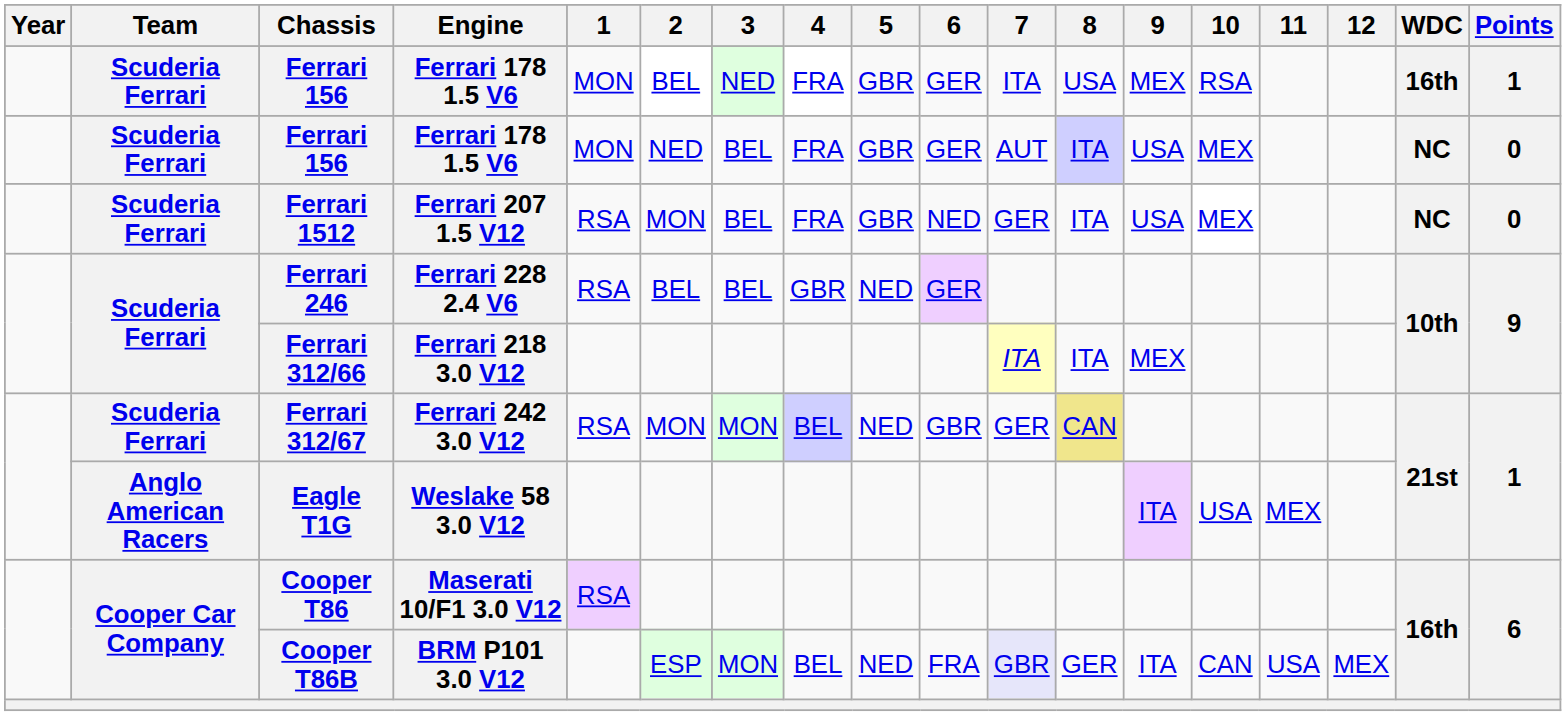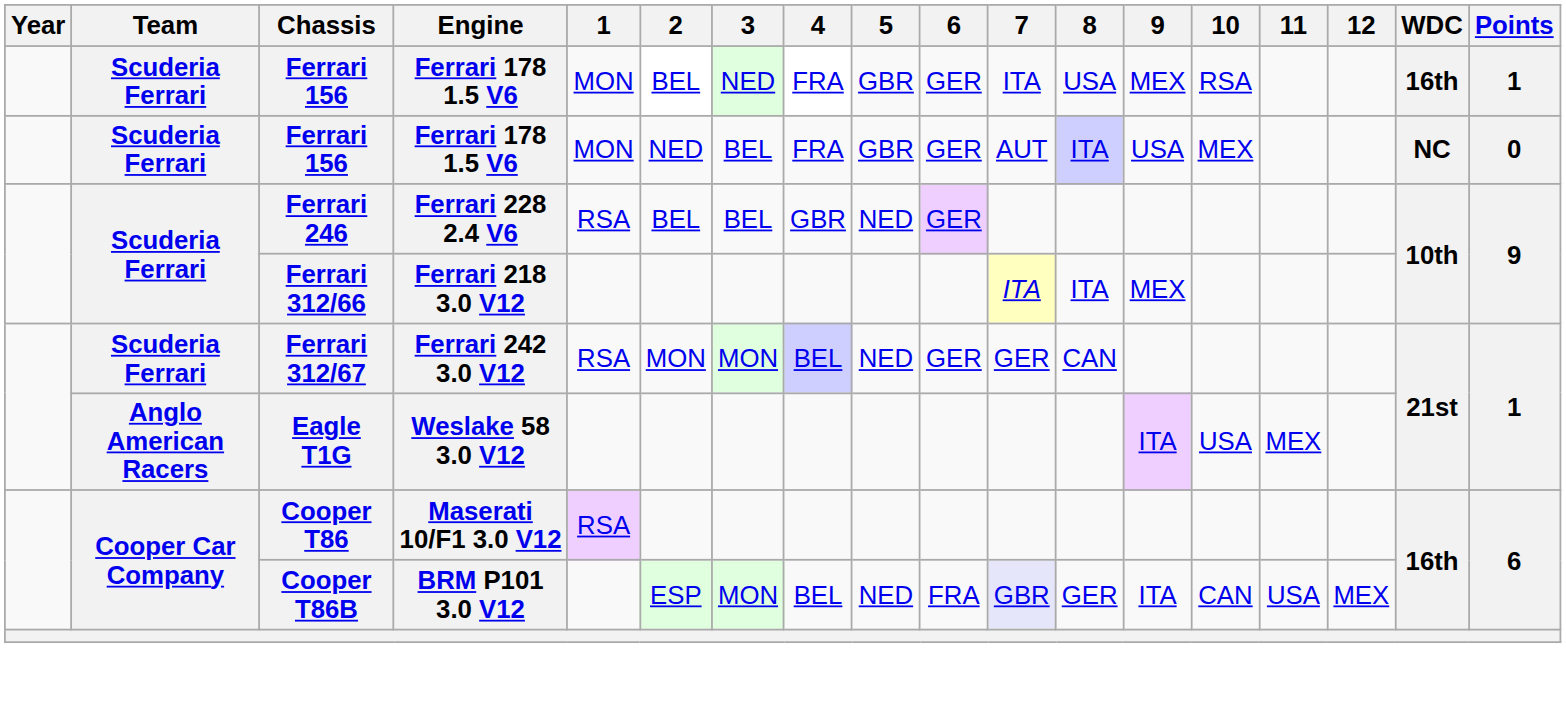- row: (326, 219)
(954, 428) GBR -> (954, 358) GER
(1090, 428) khaki background -> (1090, 358) no background
